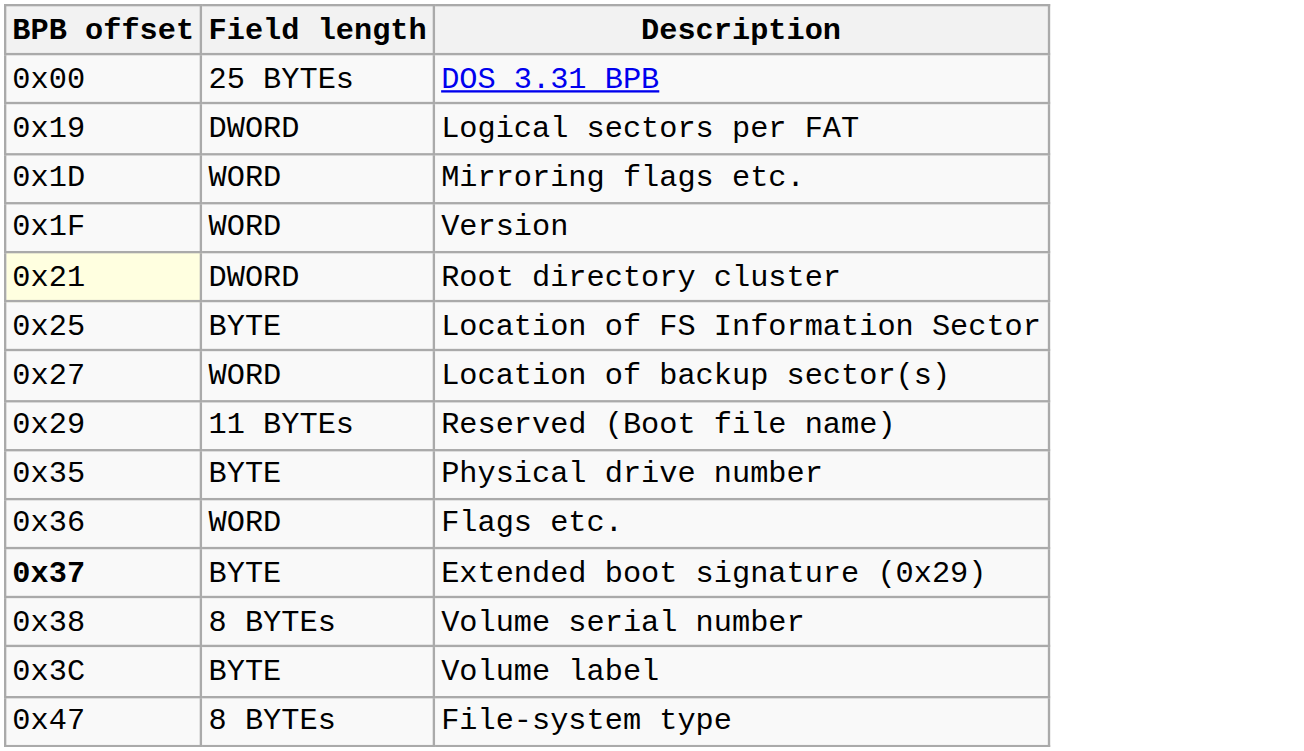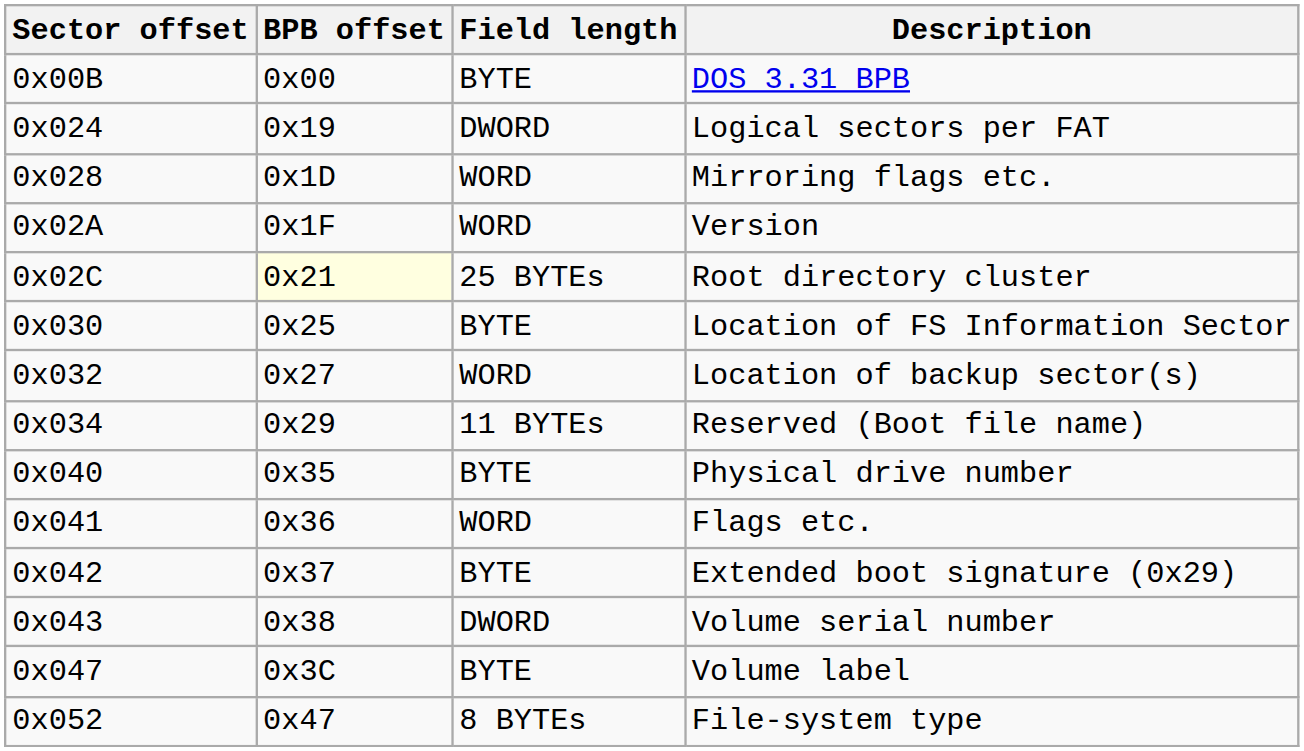+ column: (131, 30)
(281, 79) 25 BYTEs -> (496, 79) BYTE
(254, 277) DWORD -> (532, 277) 25 BYTEs
(49, 573) bold -> (299, 573) normal
(272, 622) 8 BYTEs -> (505, 622) DWORD
